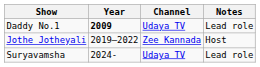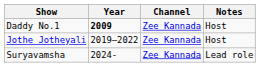(164, 26) Udaya TV -> (172, 26) Zee Kannada
(229, 26) Lead role -> (216, 26) Host
(164, 55) Udaya TV -> (172, 55) Zee Kannada
